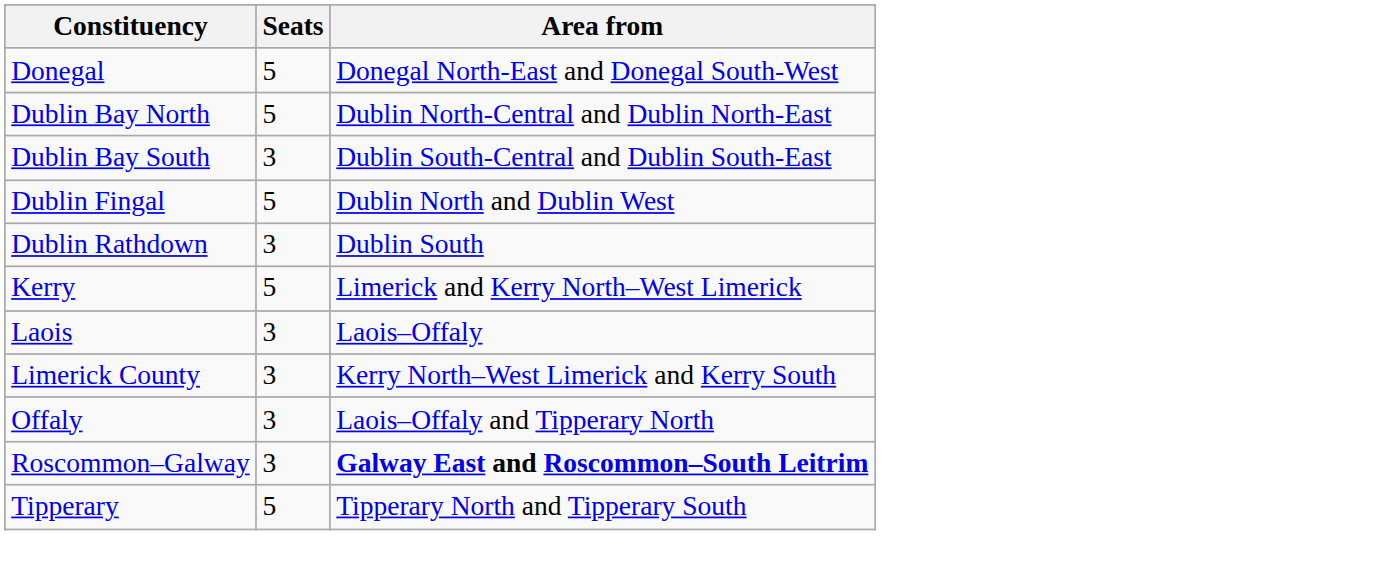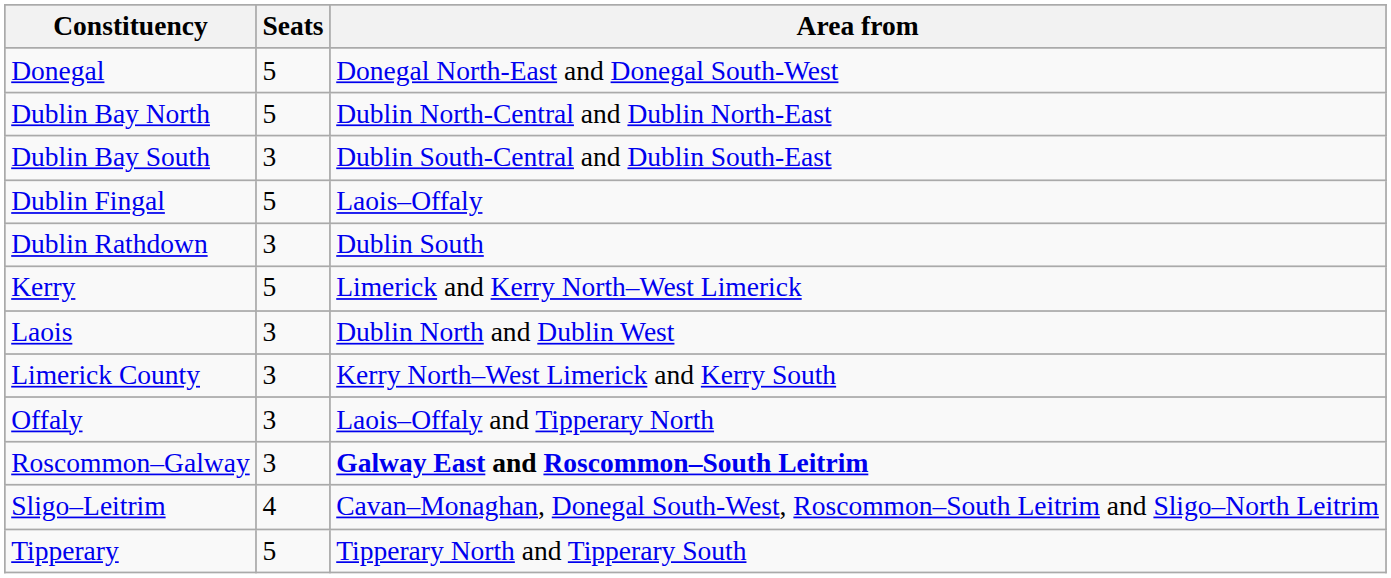(505, 200) Dublin North and Dublin West -> (409, 200) Laois–Offaly
(409, 331) Laois–Offaly -> (505, 331) Dublin North and Dublin West
+ row: (88, 506)
